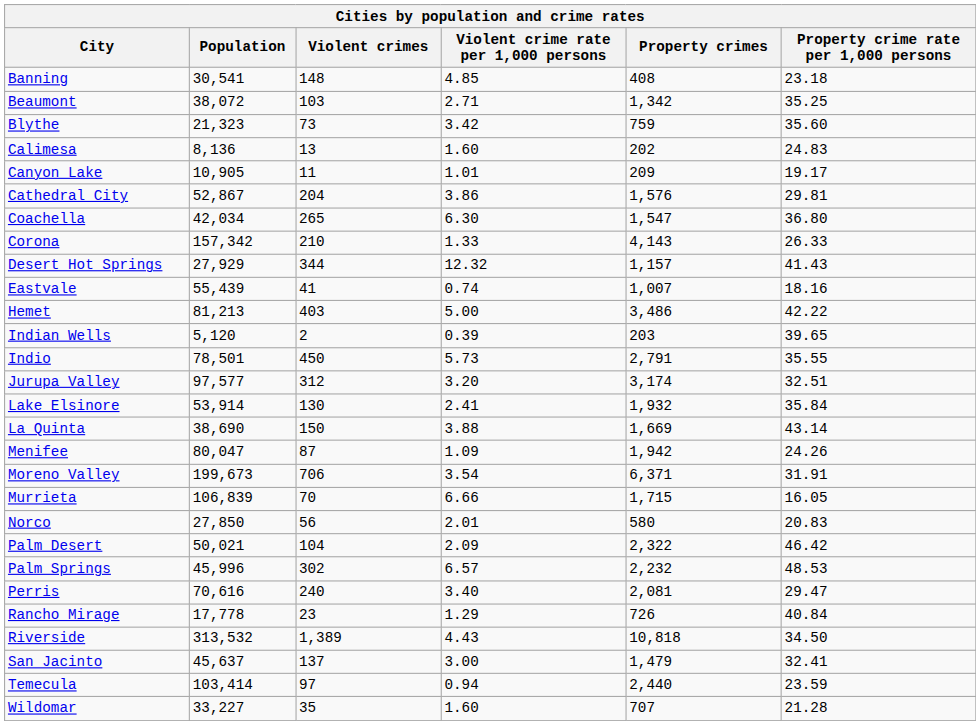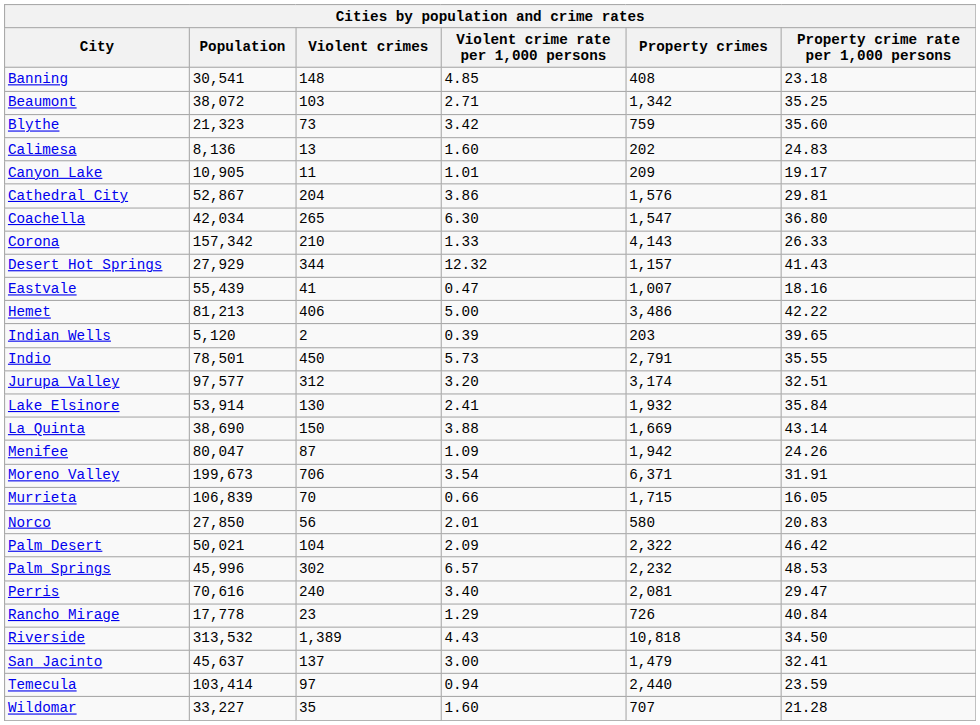(462, 289) 0.74 -> (462, 289) 0.47
(312, 312) 403 -> (312, 312) 406
(462, 499) 6.66 -> (462, 499) 0.66
